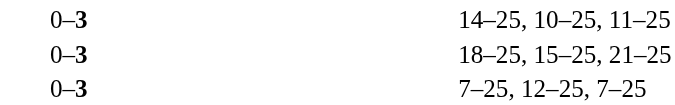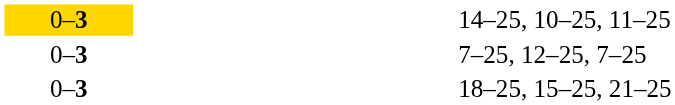(69, 19) no background -> (69, 19) gold background
rows swapped: (565, 54) <-> (552, 88)
